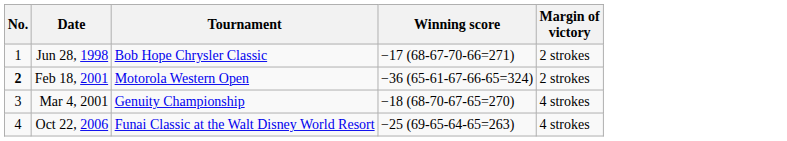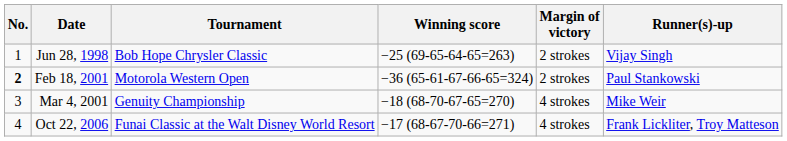+ column: (693, 24)
(448, 55) −17 (68-67-70-66=271) -> (448, 55) −25 (69-65-64-65=263)
(448, 125) −25 (69-65-64-65=263) -> (448, 125) −17 (68-67-70-66=271)
